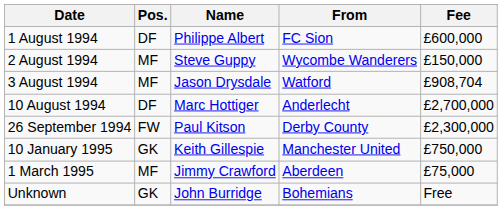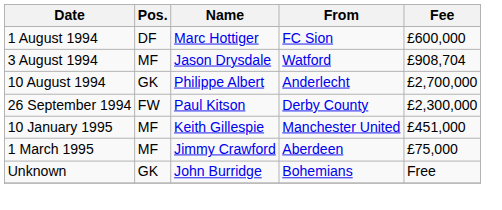(219, 37) Philippe Albert -> (216, 37) Marc Hottiger
- row: (53, 60)
(147, 104) DF -> (148, 82) GK
(216, 104) Marc Hottiger -> (219, 82) Philippe Albert
(148, 149) GK -> (148, 127) MF
(453, 149) £750,000 -> (436, 127) £451,000
